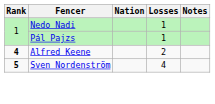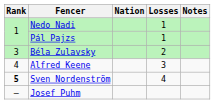+ row: (63, 52)
(16, 52) bold -> (16, 65) normal
(163, 52) 2 -> (163, 65) 3
+ row: (55, 92)
